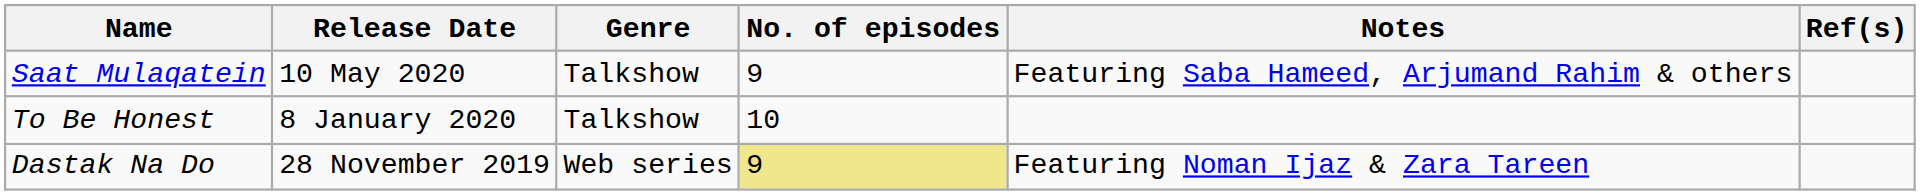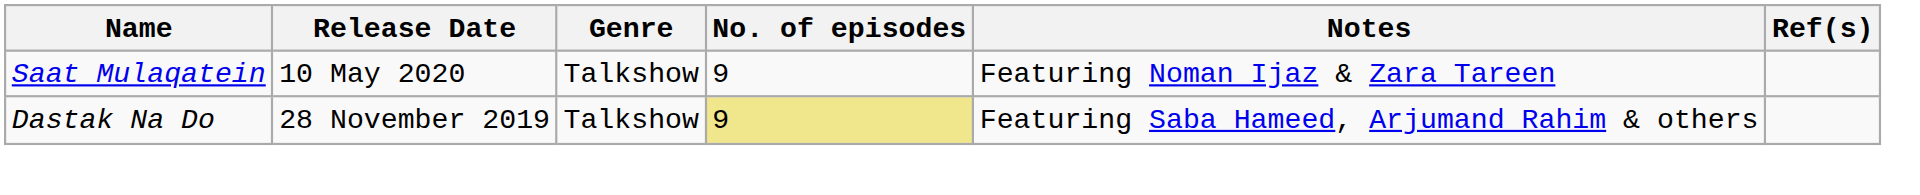(1403, 74) Featuring Saba Hameed, Arjumand Rahim & others -> (1268, 74) Featuring Noman Ijaz & Zara Tareen
- row: (113, 120)
(648, 166) Web series -> (631, 120) Talkshow
(1301, 166) Featuring Noman Ijaz & Zara Tareen -> (1369, 120) Featuring Saba Hameed, Arjumand Rahim & others
